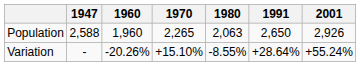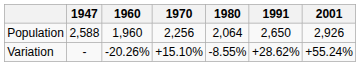(179, 33) 2,265 -> (179, 33) 2,256
(227, 33) 2,063 -> (227, 33) 2,064
(276, 52) +28.64% -> (276, 52) +28.62%
